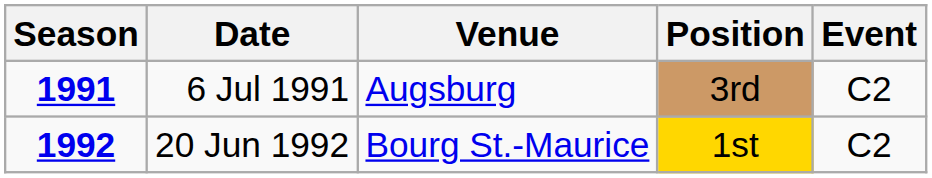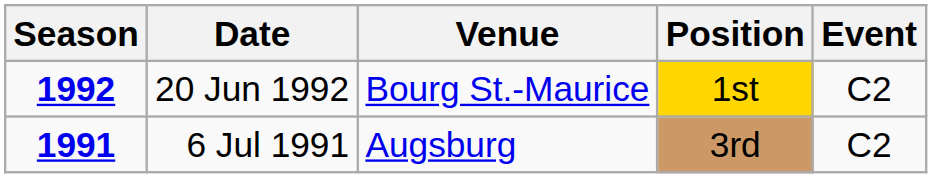rows swapped: (268, 89) <-> (252, 145)
